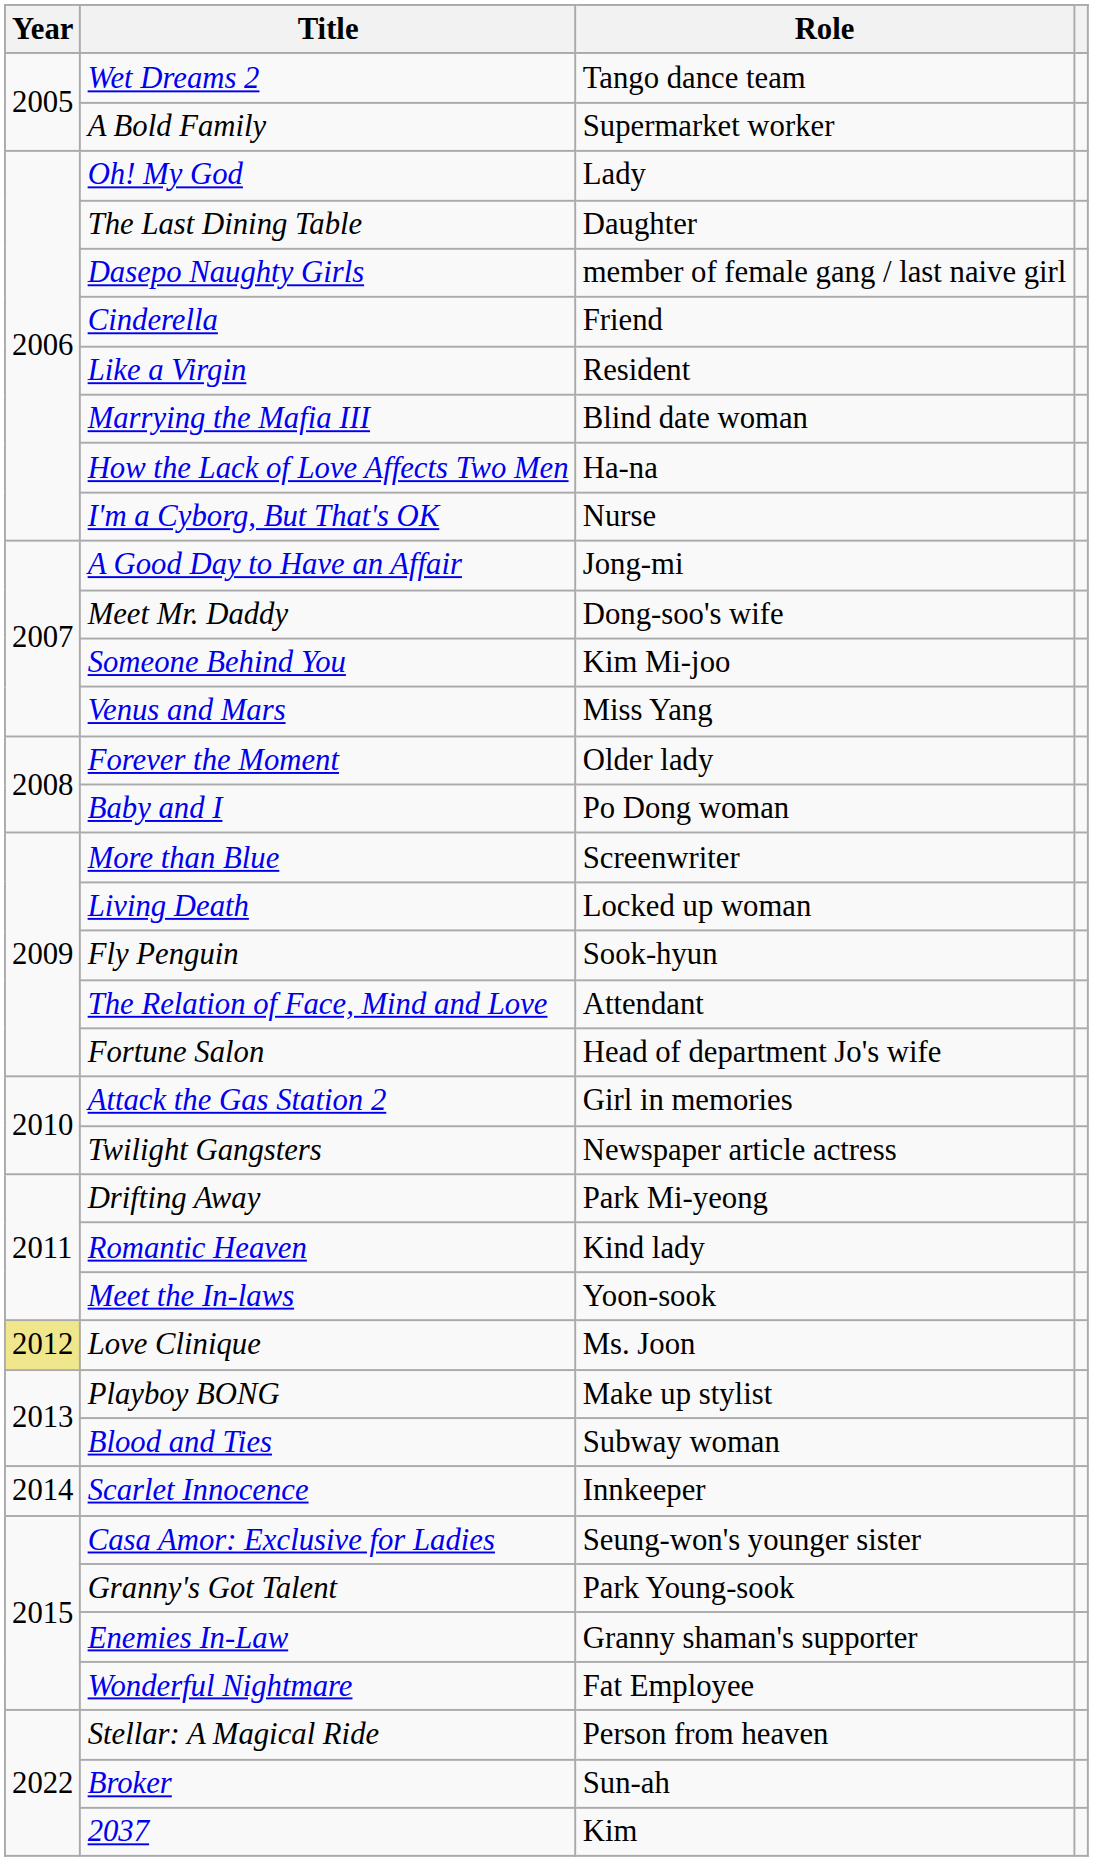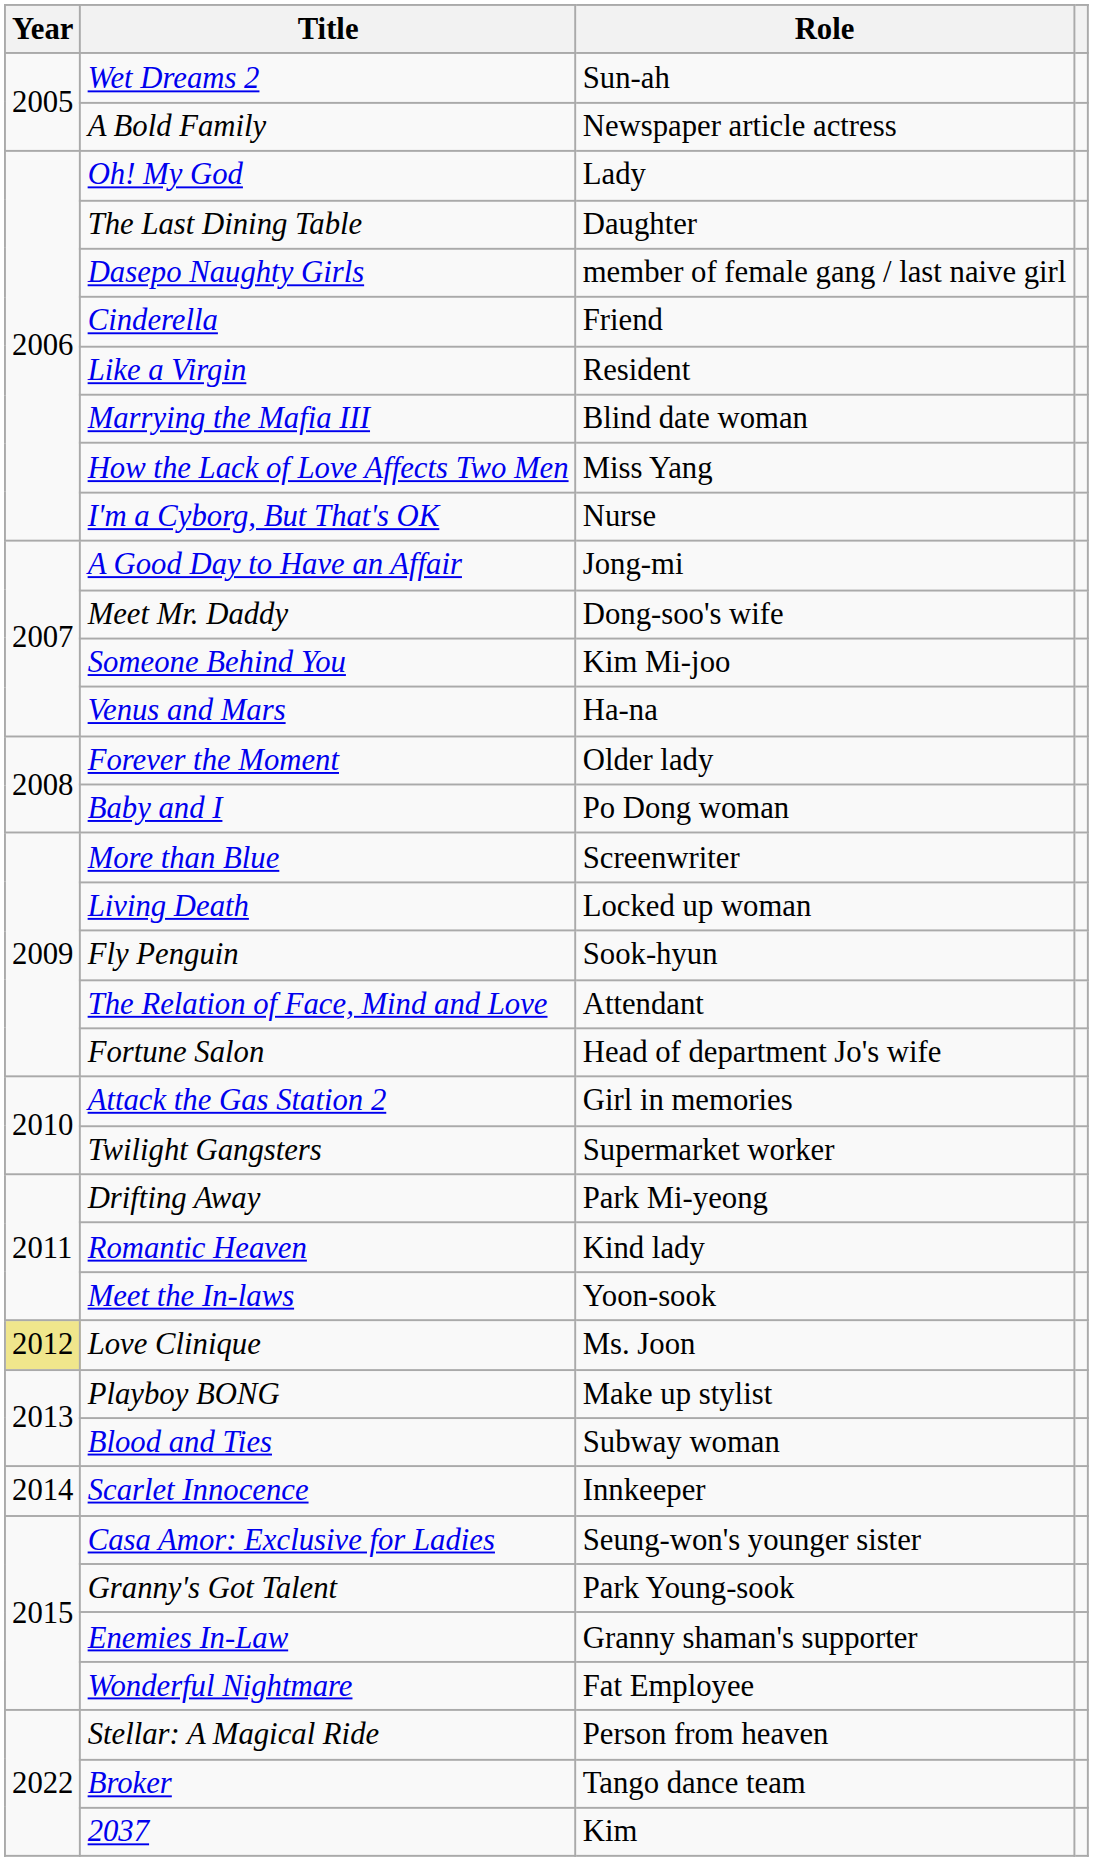(694, 77) Tango dance team -> (626, 77) Sun-ah
(709, 126) Supermarket worker -> (740, 126) Newspaper article actress
(620, 467) Ha-na -> (648, 467) Miss Yang
(648, 710) Miss Yang -> (620, 710) Ha-na
(740, 1149) Newspaper article actress -> (709, 1149) Supermarket worker
(626, 1782) Sun-ah -> (694, 1782) Tango dance team
